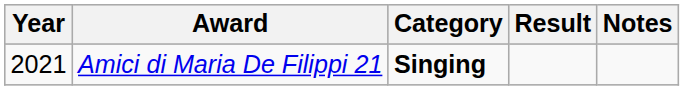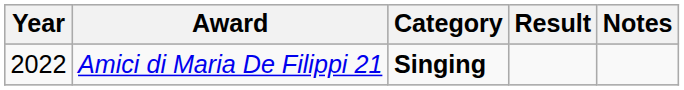(39, 64) 2021 -> (39, 64) 2022
